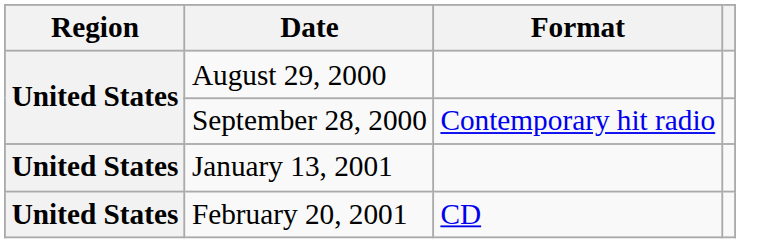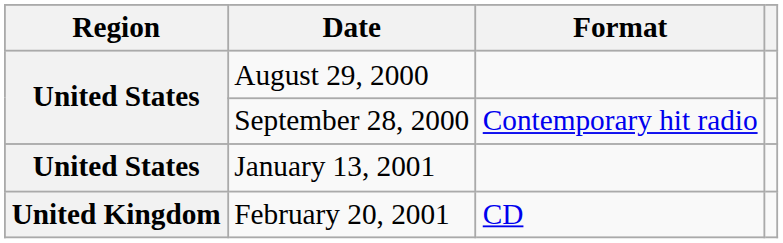(95, 213) United States -> (116, 213) United Kingdom
